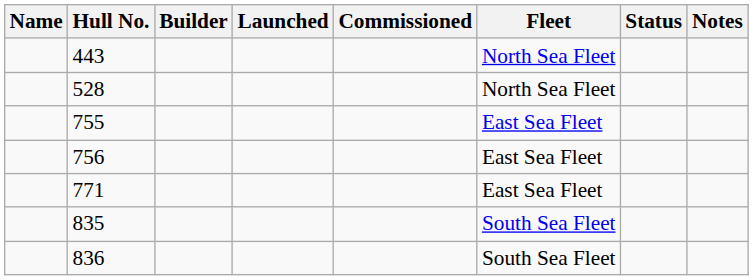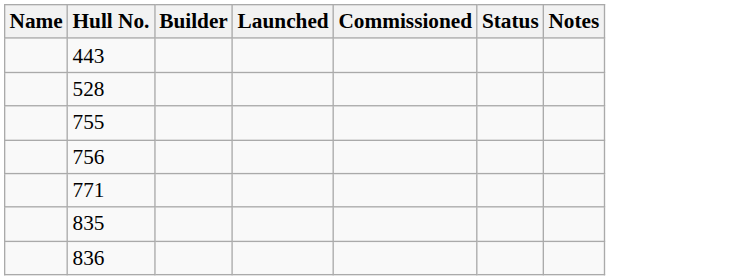- column: (549, 21)
